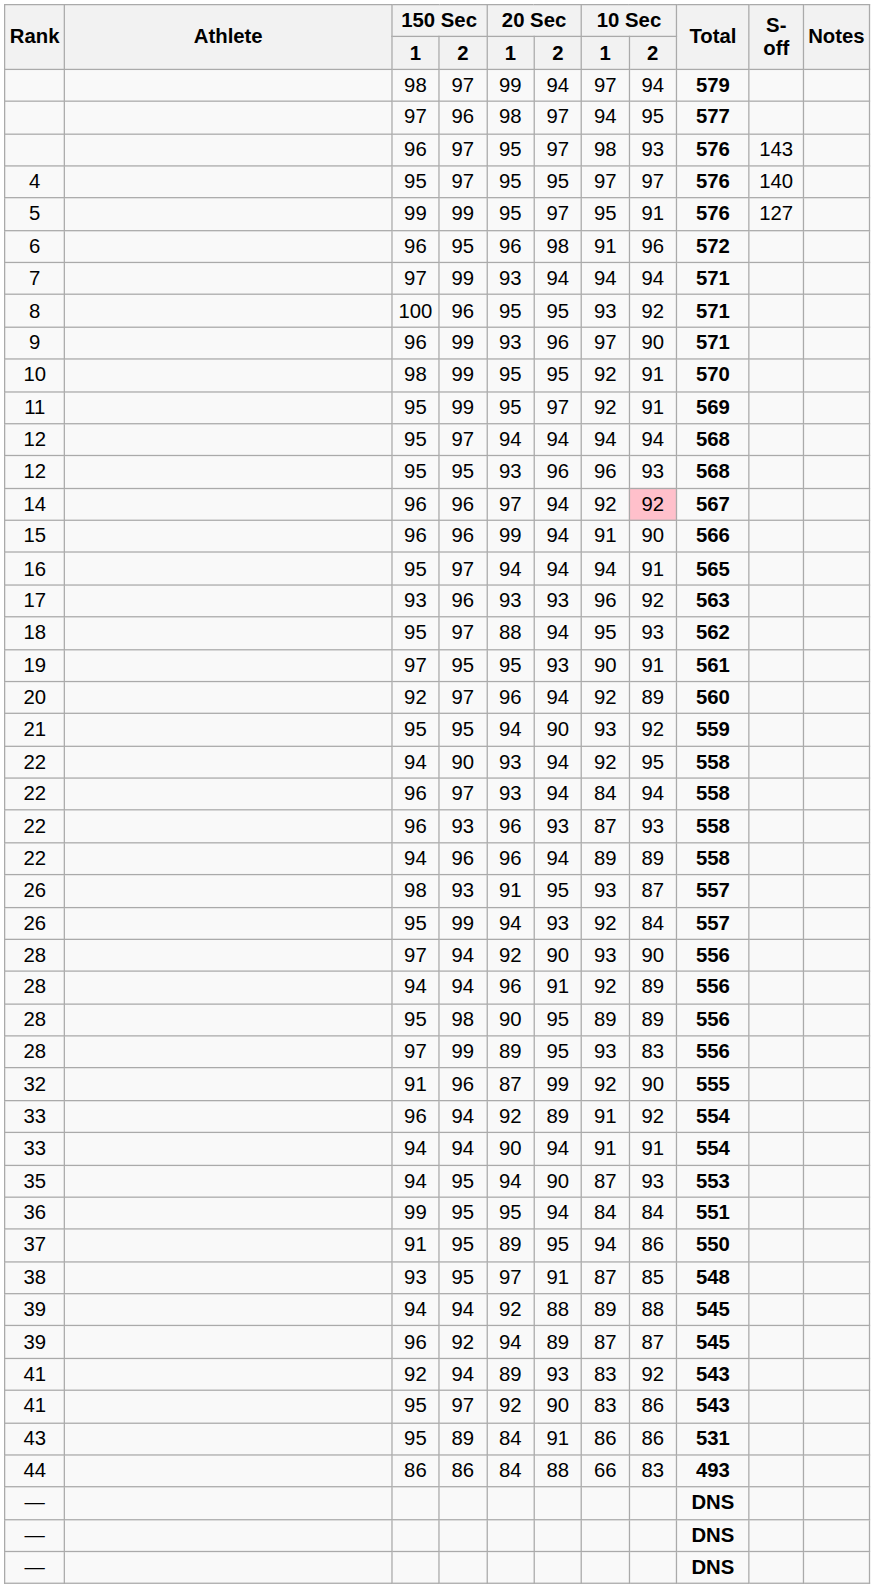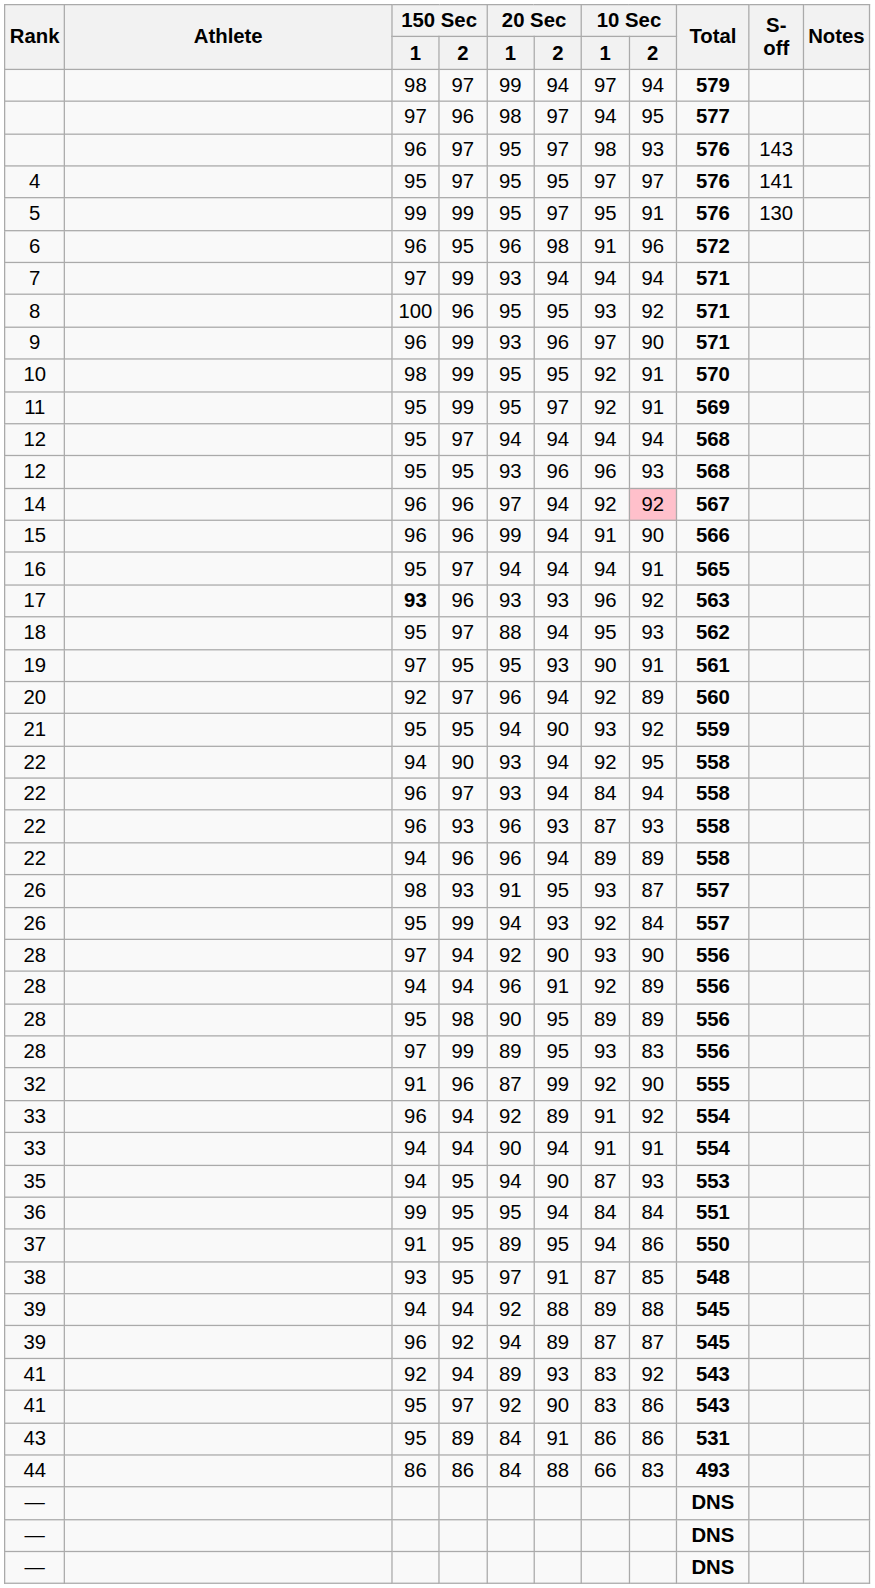(776, 181) 140 -> (776, 181) 141
(776, 213) 127 -> (776, 213) 130
(415, 600) normal -> (415, 600) bold
